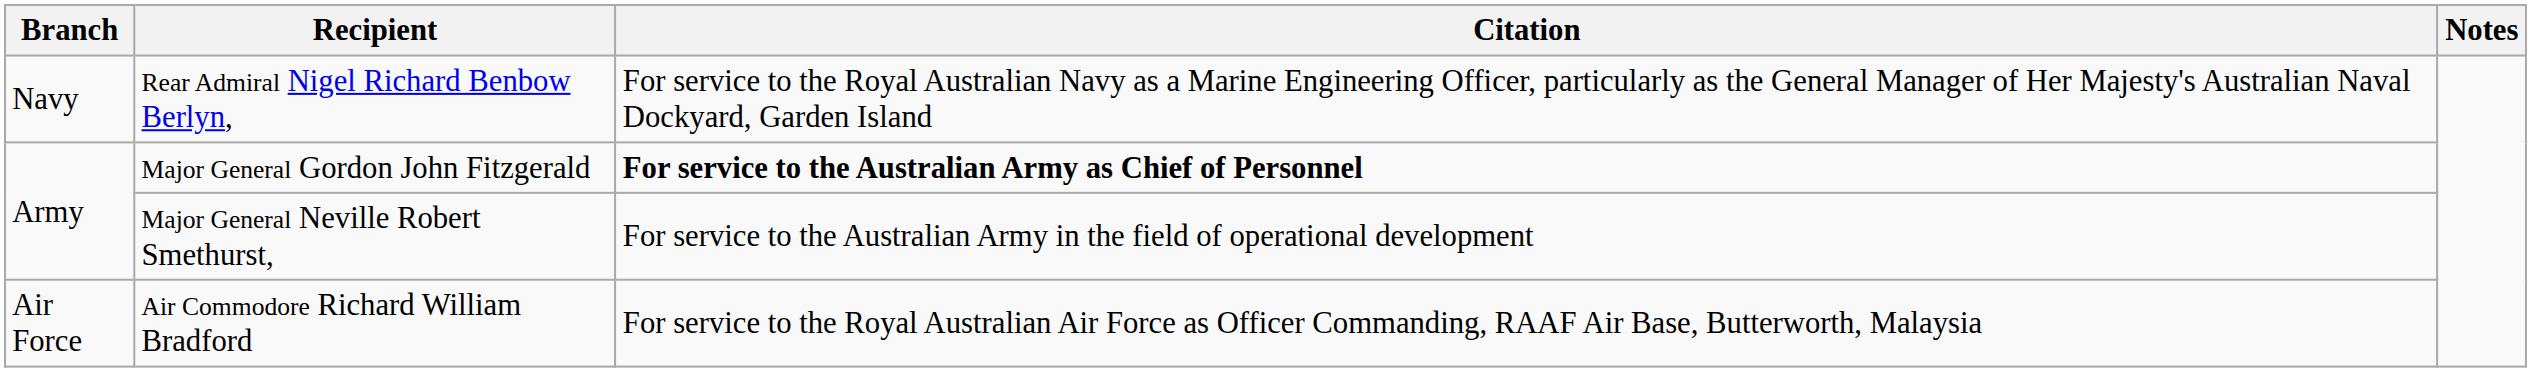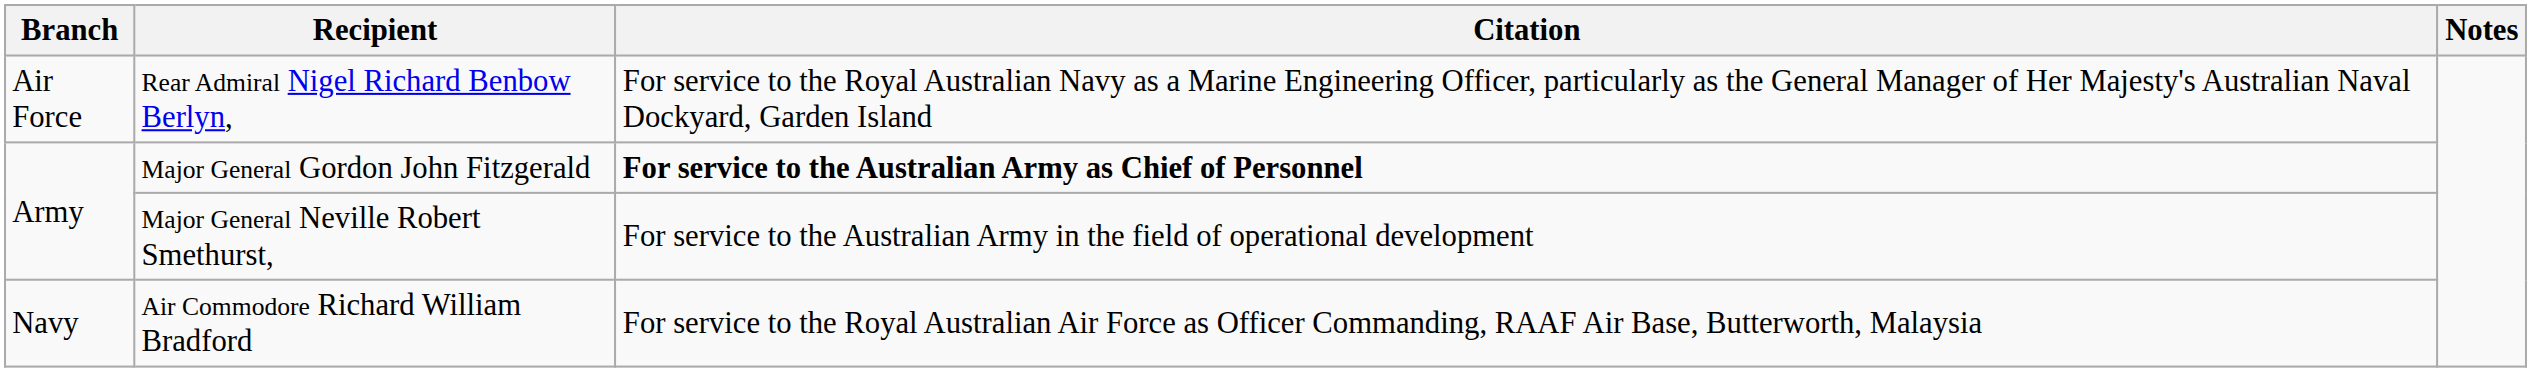(45, 98) Navy -> (47, 98) Air Force
(47, 323) Air Force -> (45, 323) Navy
